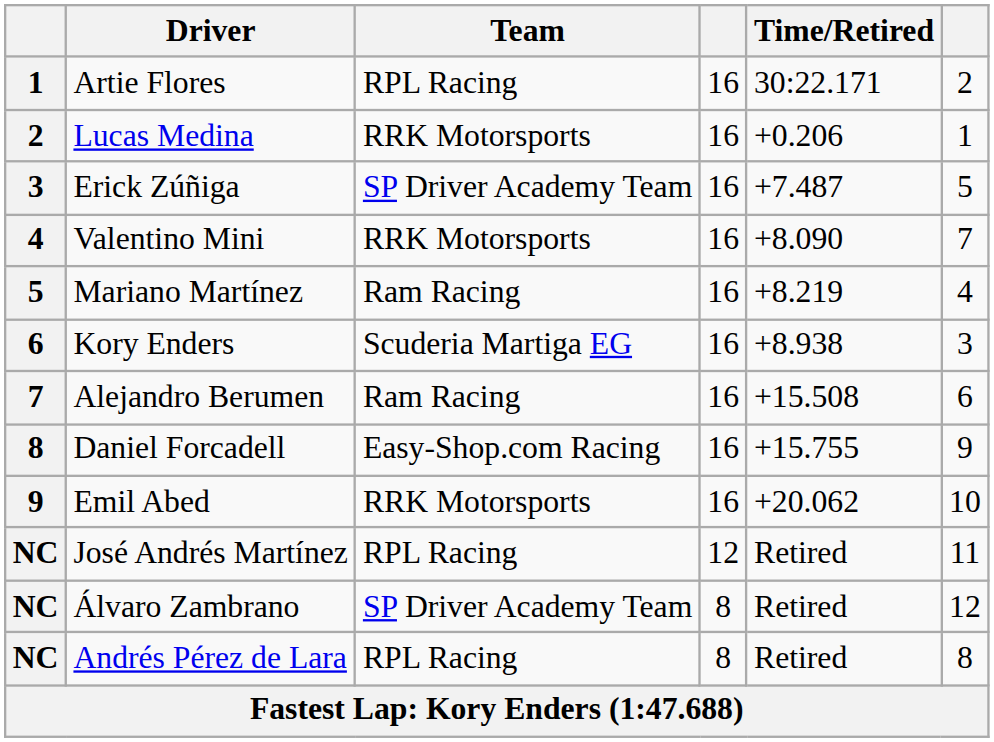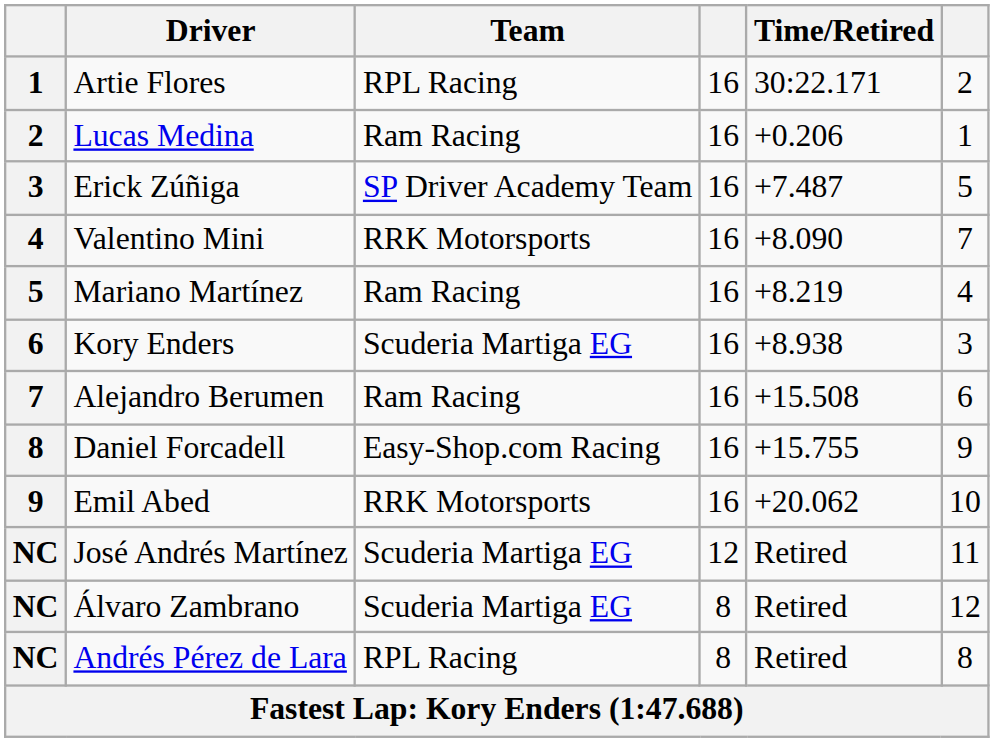(477, 134) RRK Motorsports -> (442, 134) Ram Racing
(440, 553) RPL Racing -> (497, 553) Scuderia Martiga EG
(528, 605) SP Driver Academy Team -> (497, 605) Scuderia Martiga EG
